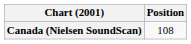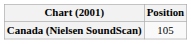(165, 30) 108 -> (165, 30) 105
